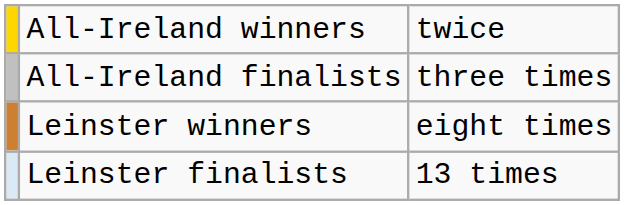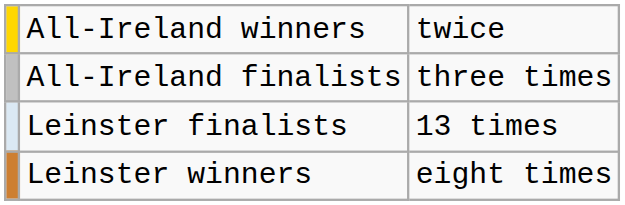rows swapped: (169, 126) <-> (187, 175)
